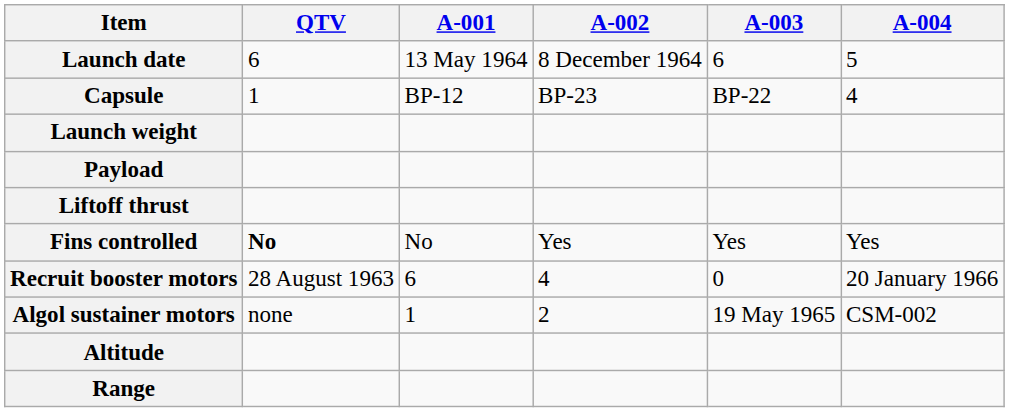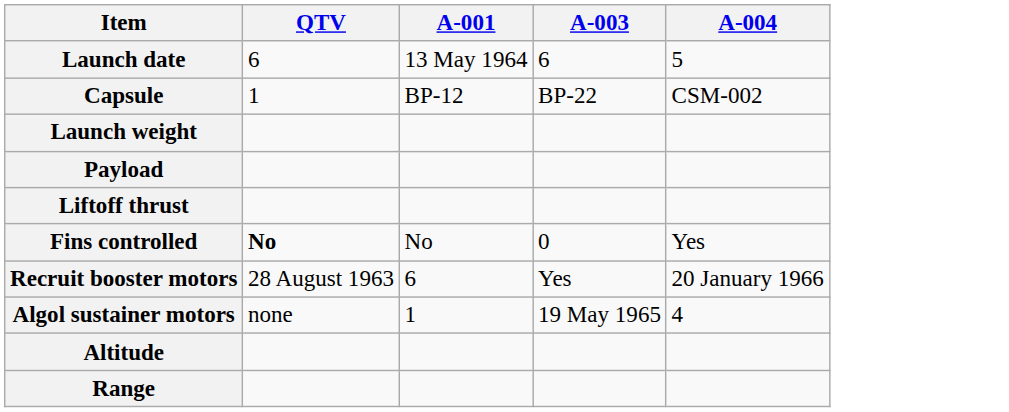- column: (620, 22)
(852, 95) 4 -> (717, 95) CSM-002
(729, 242) Yes -> (544, 242) 0
(718, 278) 0 -> (555, 278) Yes
(891, 315) CSM-002 -> (677, 315) 4
